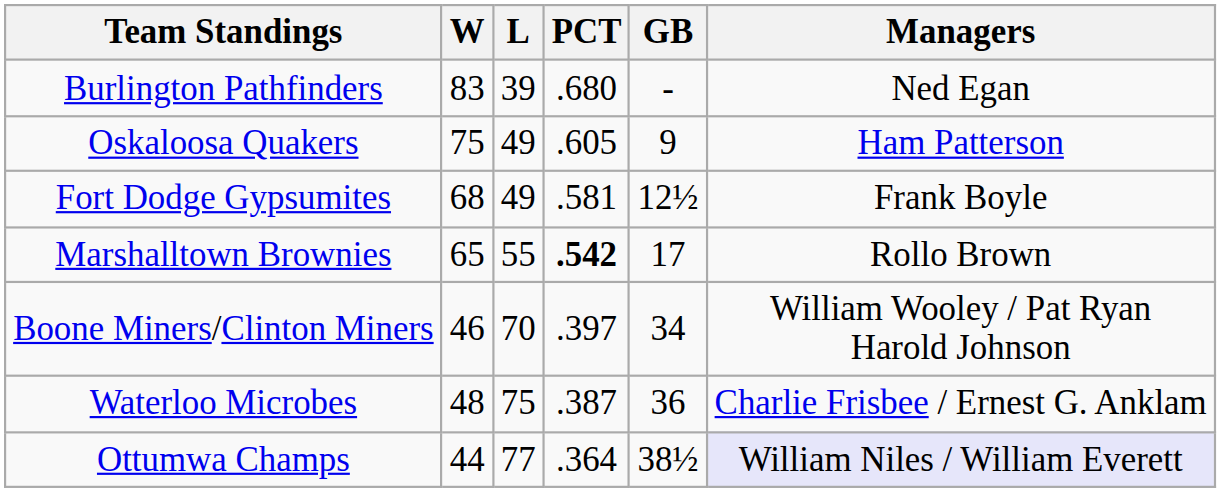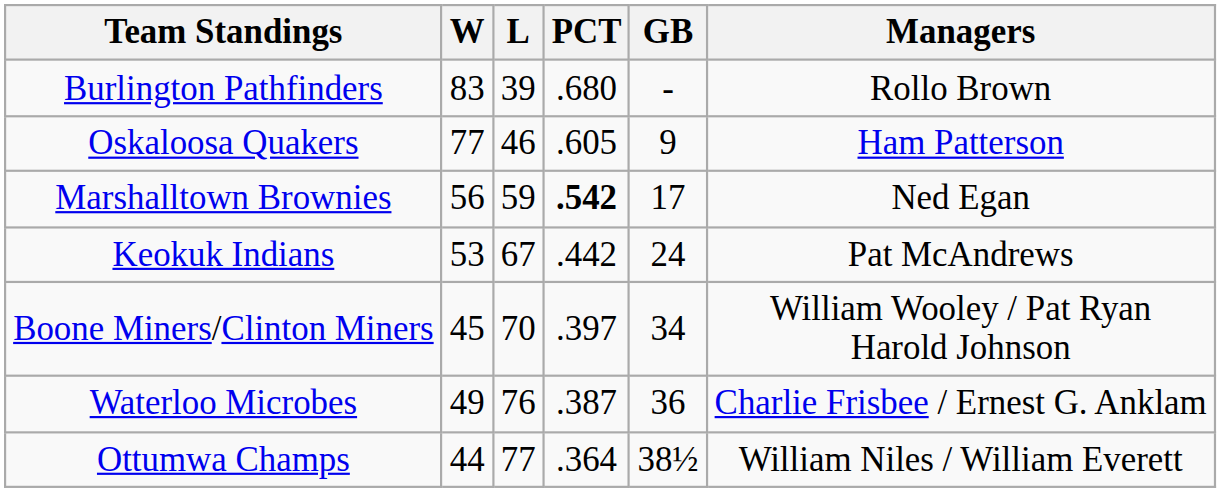(961, 87) Ned Egan -> (961, 87) Rollo Brown
(467, 142) 75 -> (467, 142) 77
(518, 142) 49 -> (518, 142) 46
- row: (223, 198)
(467, 253) 65 -> (467, 198) 56
(518, 253) 55 -> (518, 198) 59
(961, 253) Rollo Brown -> (961, 198) Ned Egan
+ row: (223, 253)
(467, 328) 46 -> (467, 328) 45
(467, 403) 48 -> (467, 403) 49
(518, 403) 75 -> (518, 403) 76
(961, 458) lavender background -> (961, 458) no background
